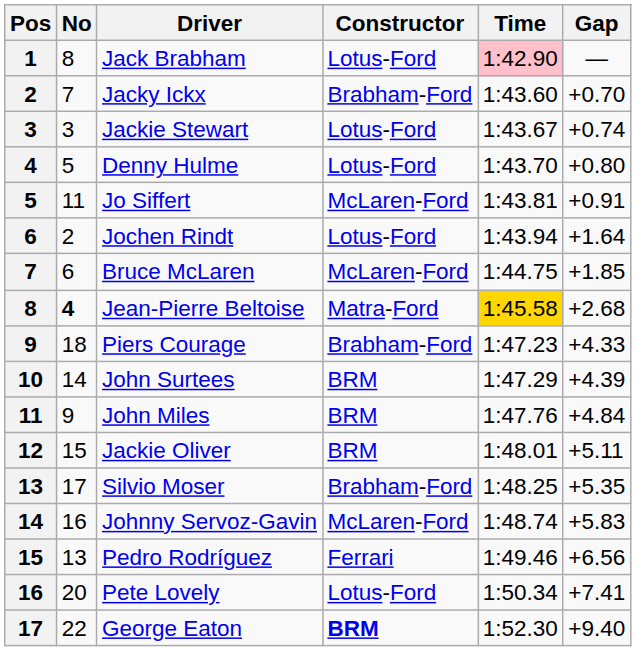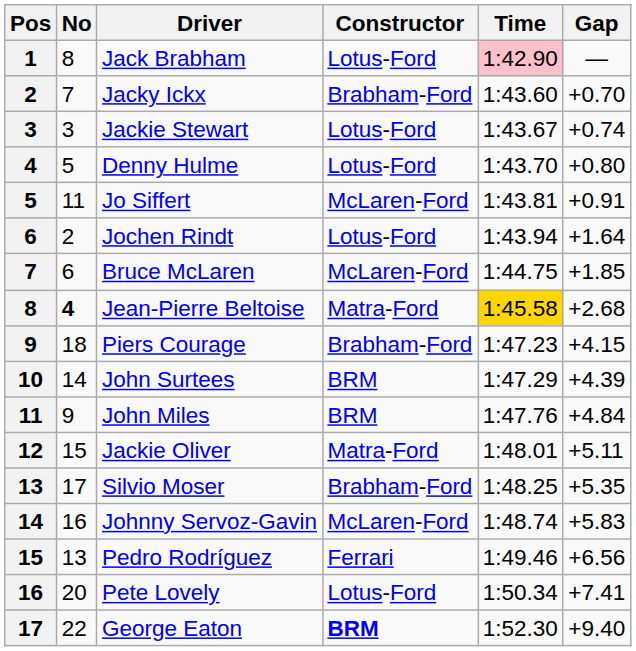(597, 343) +4.33 -> (597, 343) +4.15
(352, 450) BRM -> (383, 450) Matra-Ford
